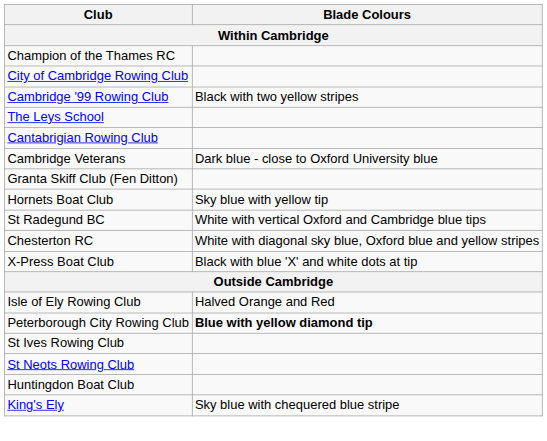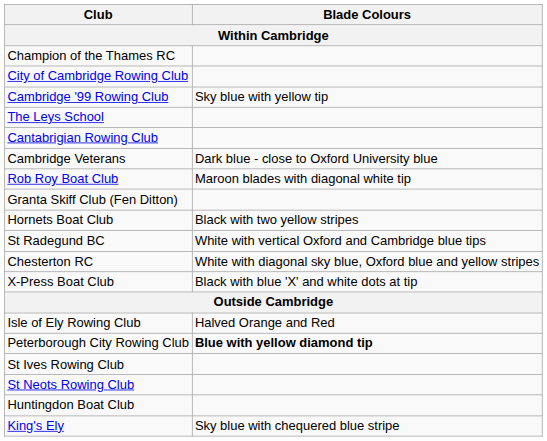(277, 96) Black with two yellow stripes -> (262, 96) Sky blue with yellow tip
+ row: (63, 179)
(262, 199) Sky blue with yellow tip -> (277, 220) Black with two yellow stripes
